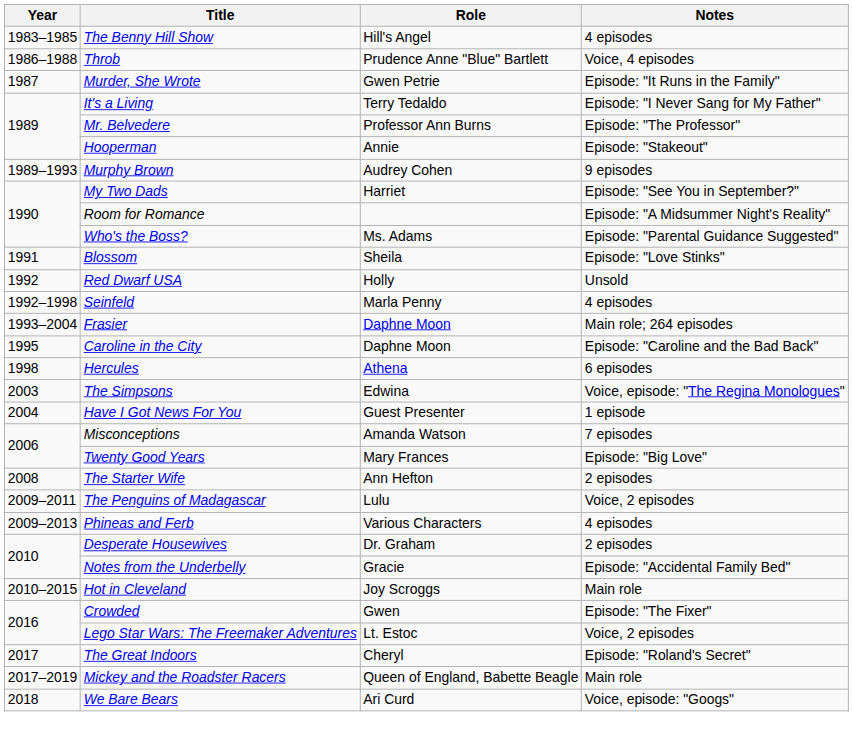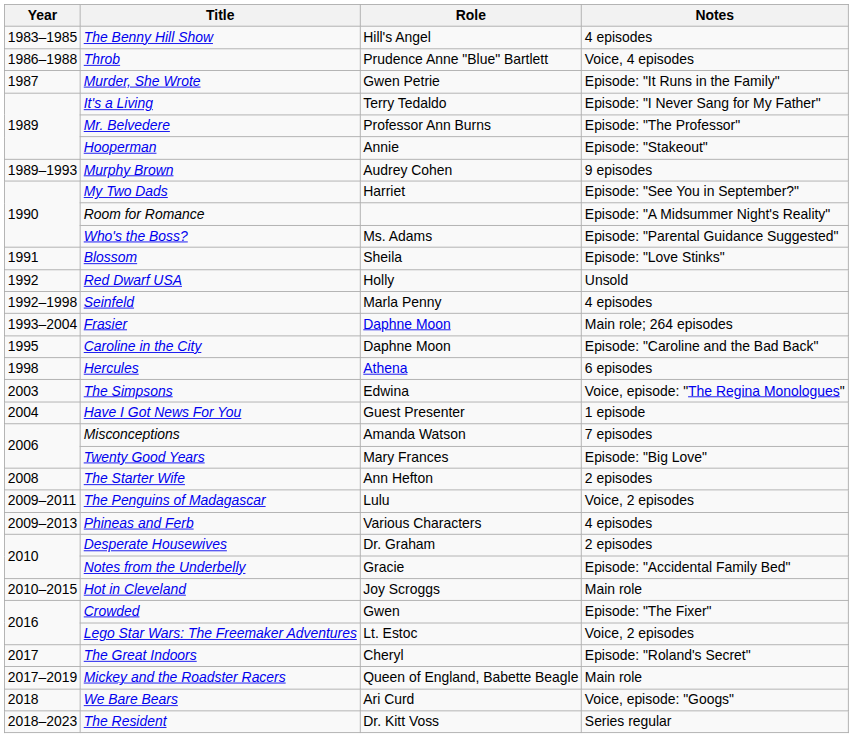+ row: (125, 721)
